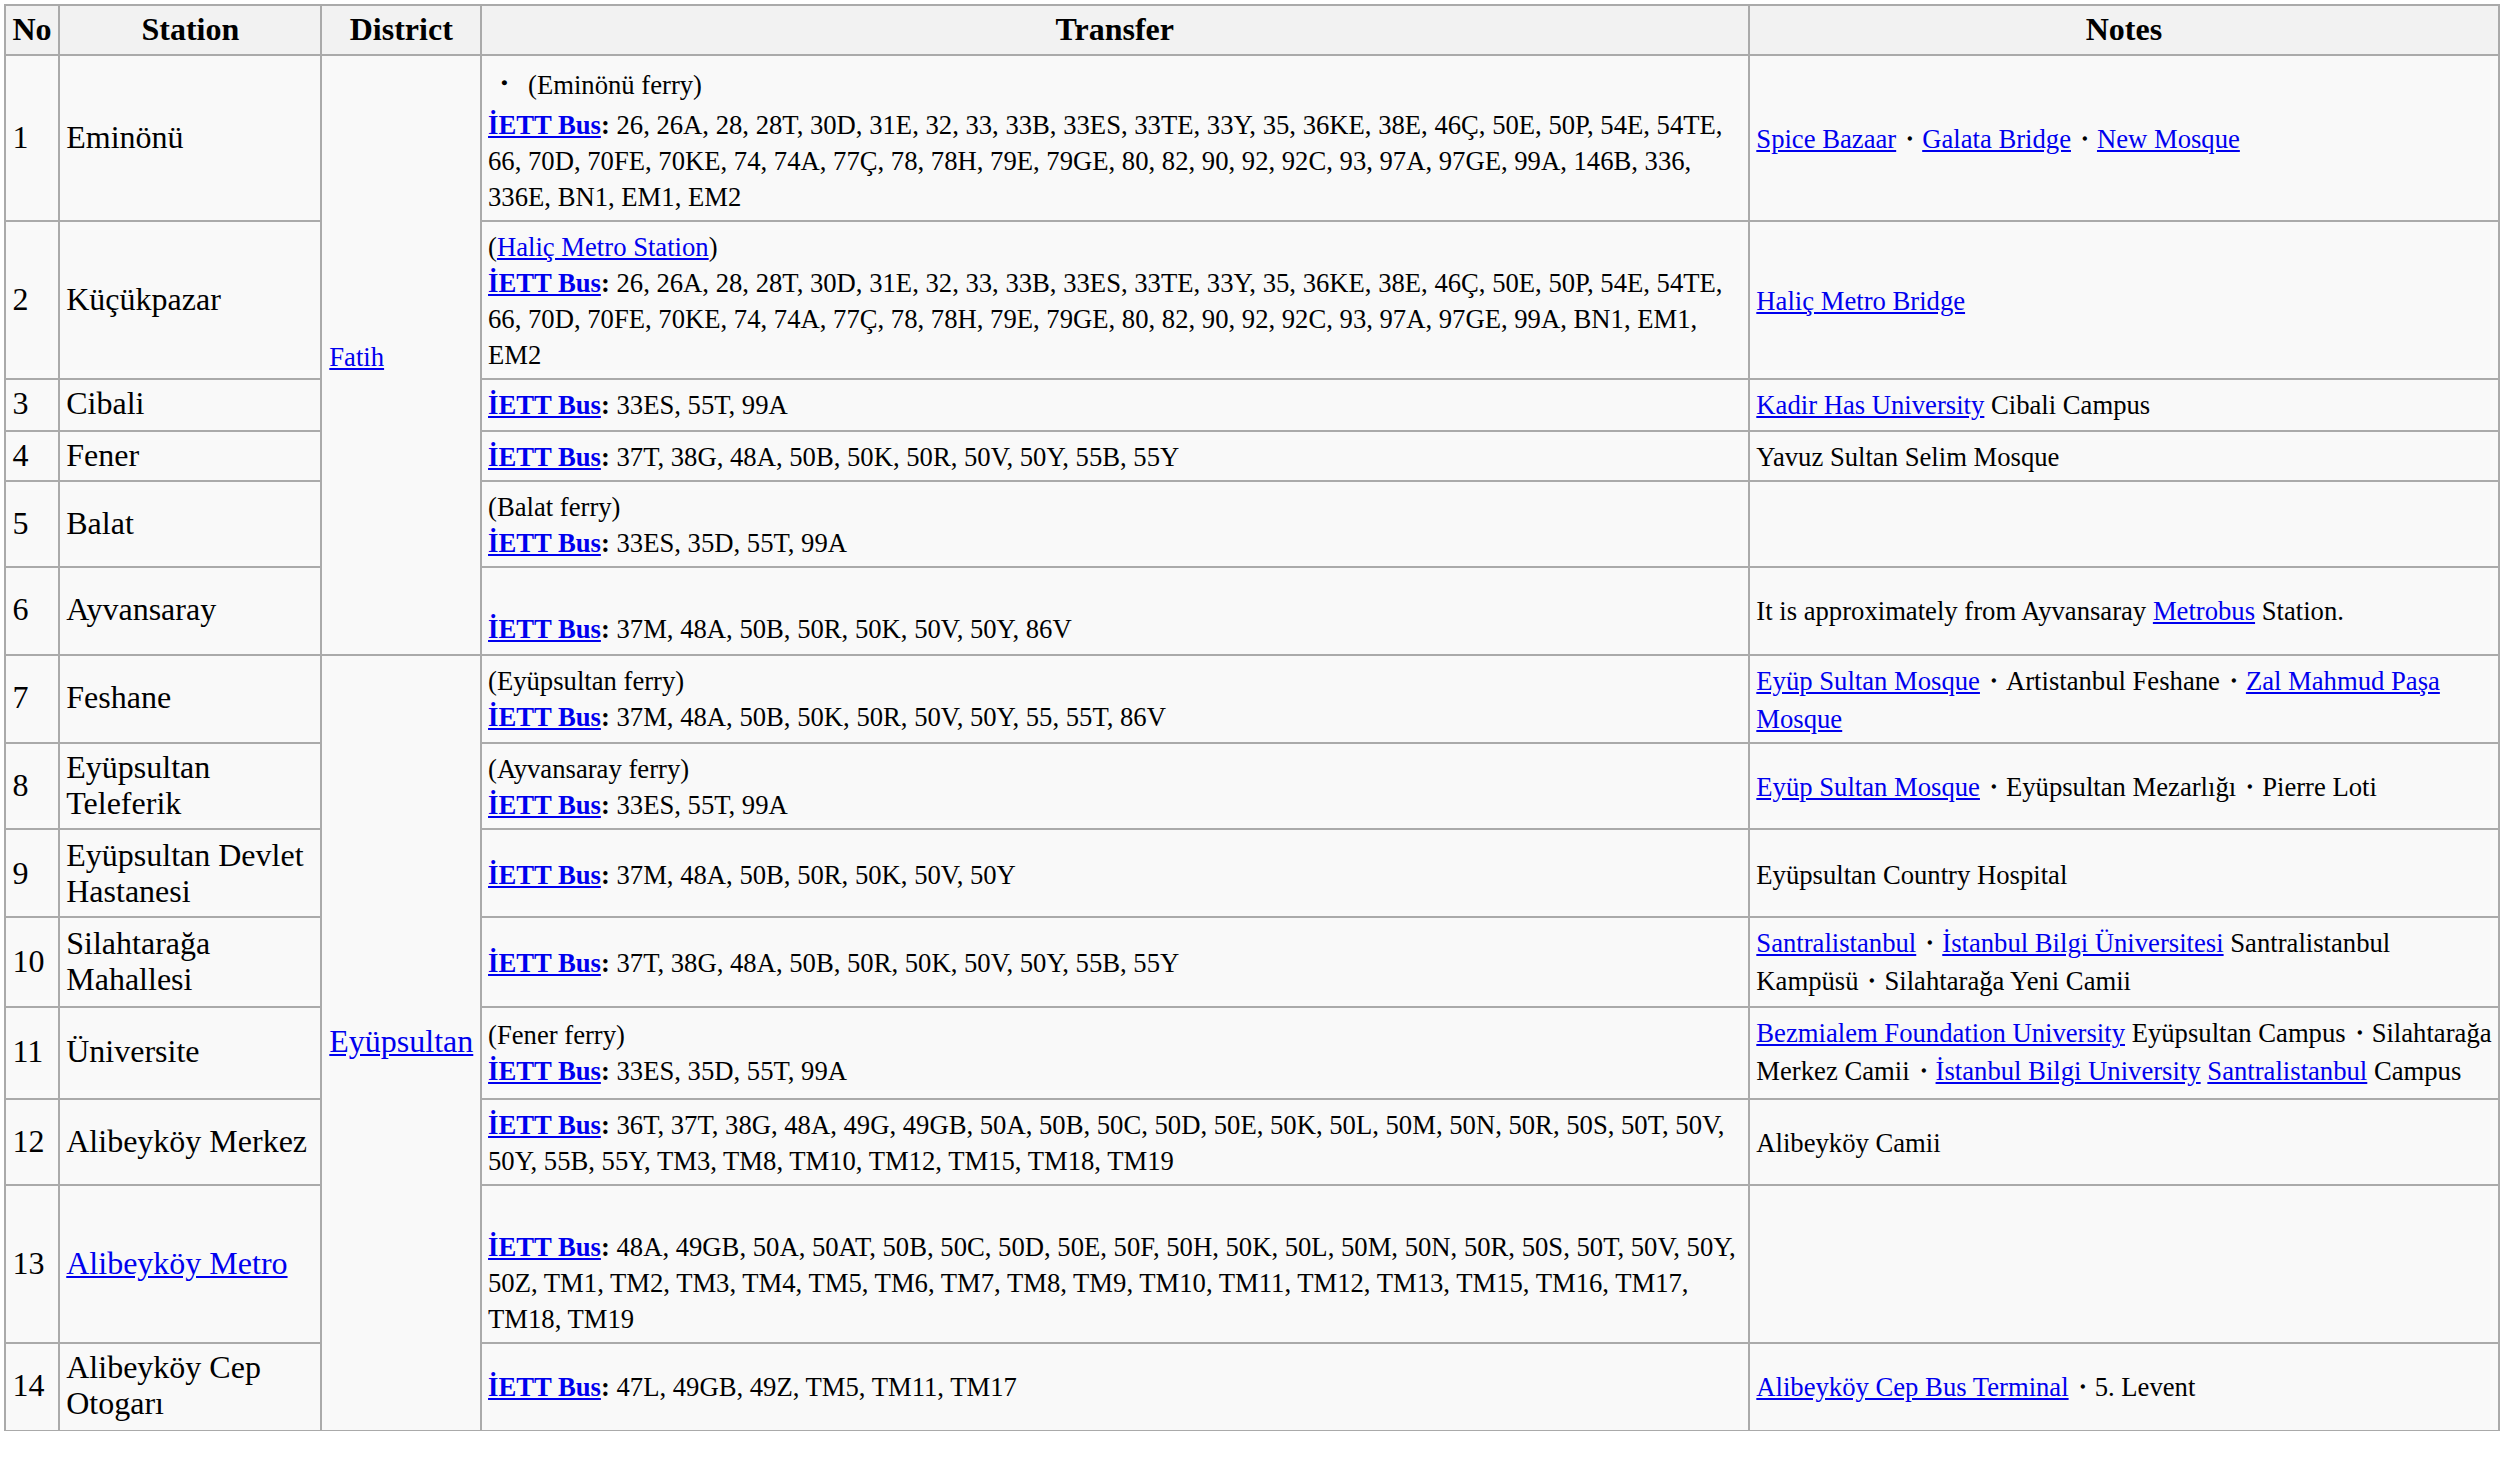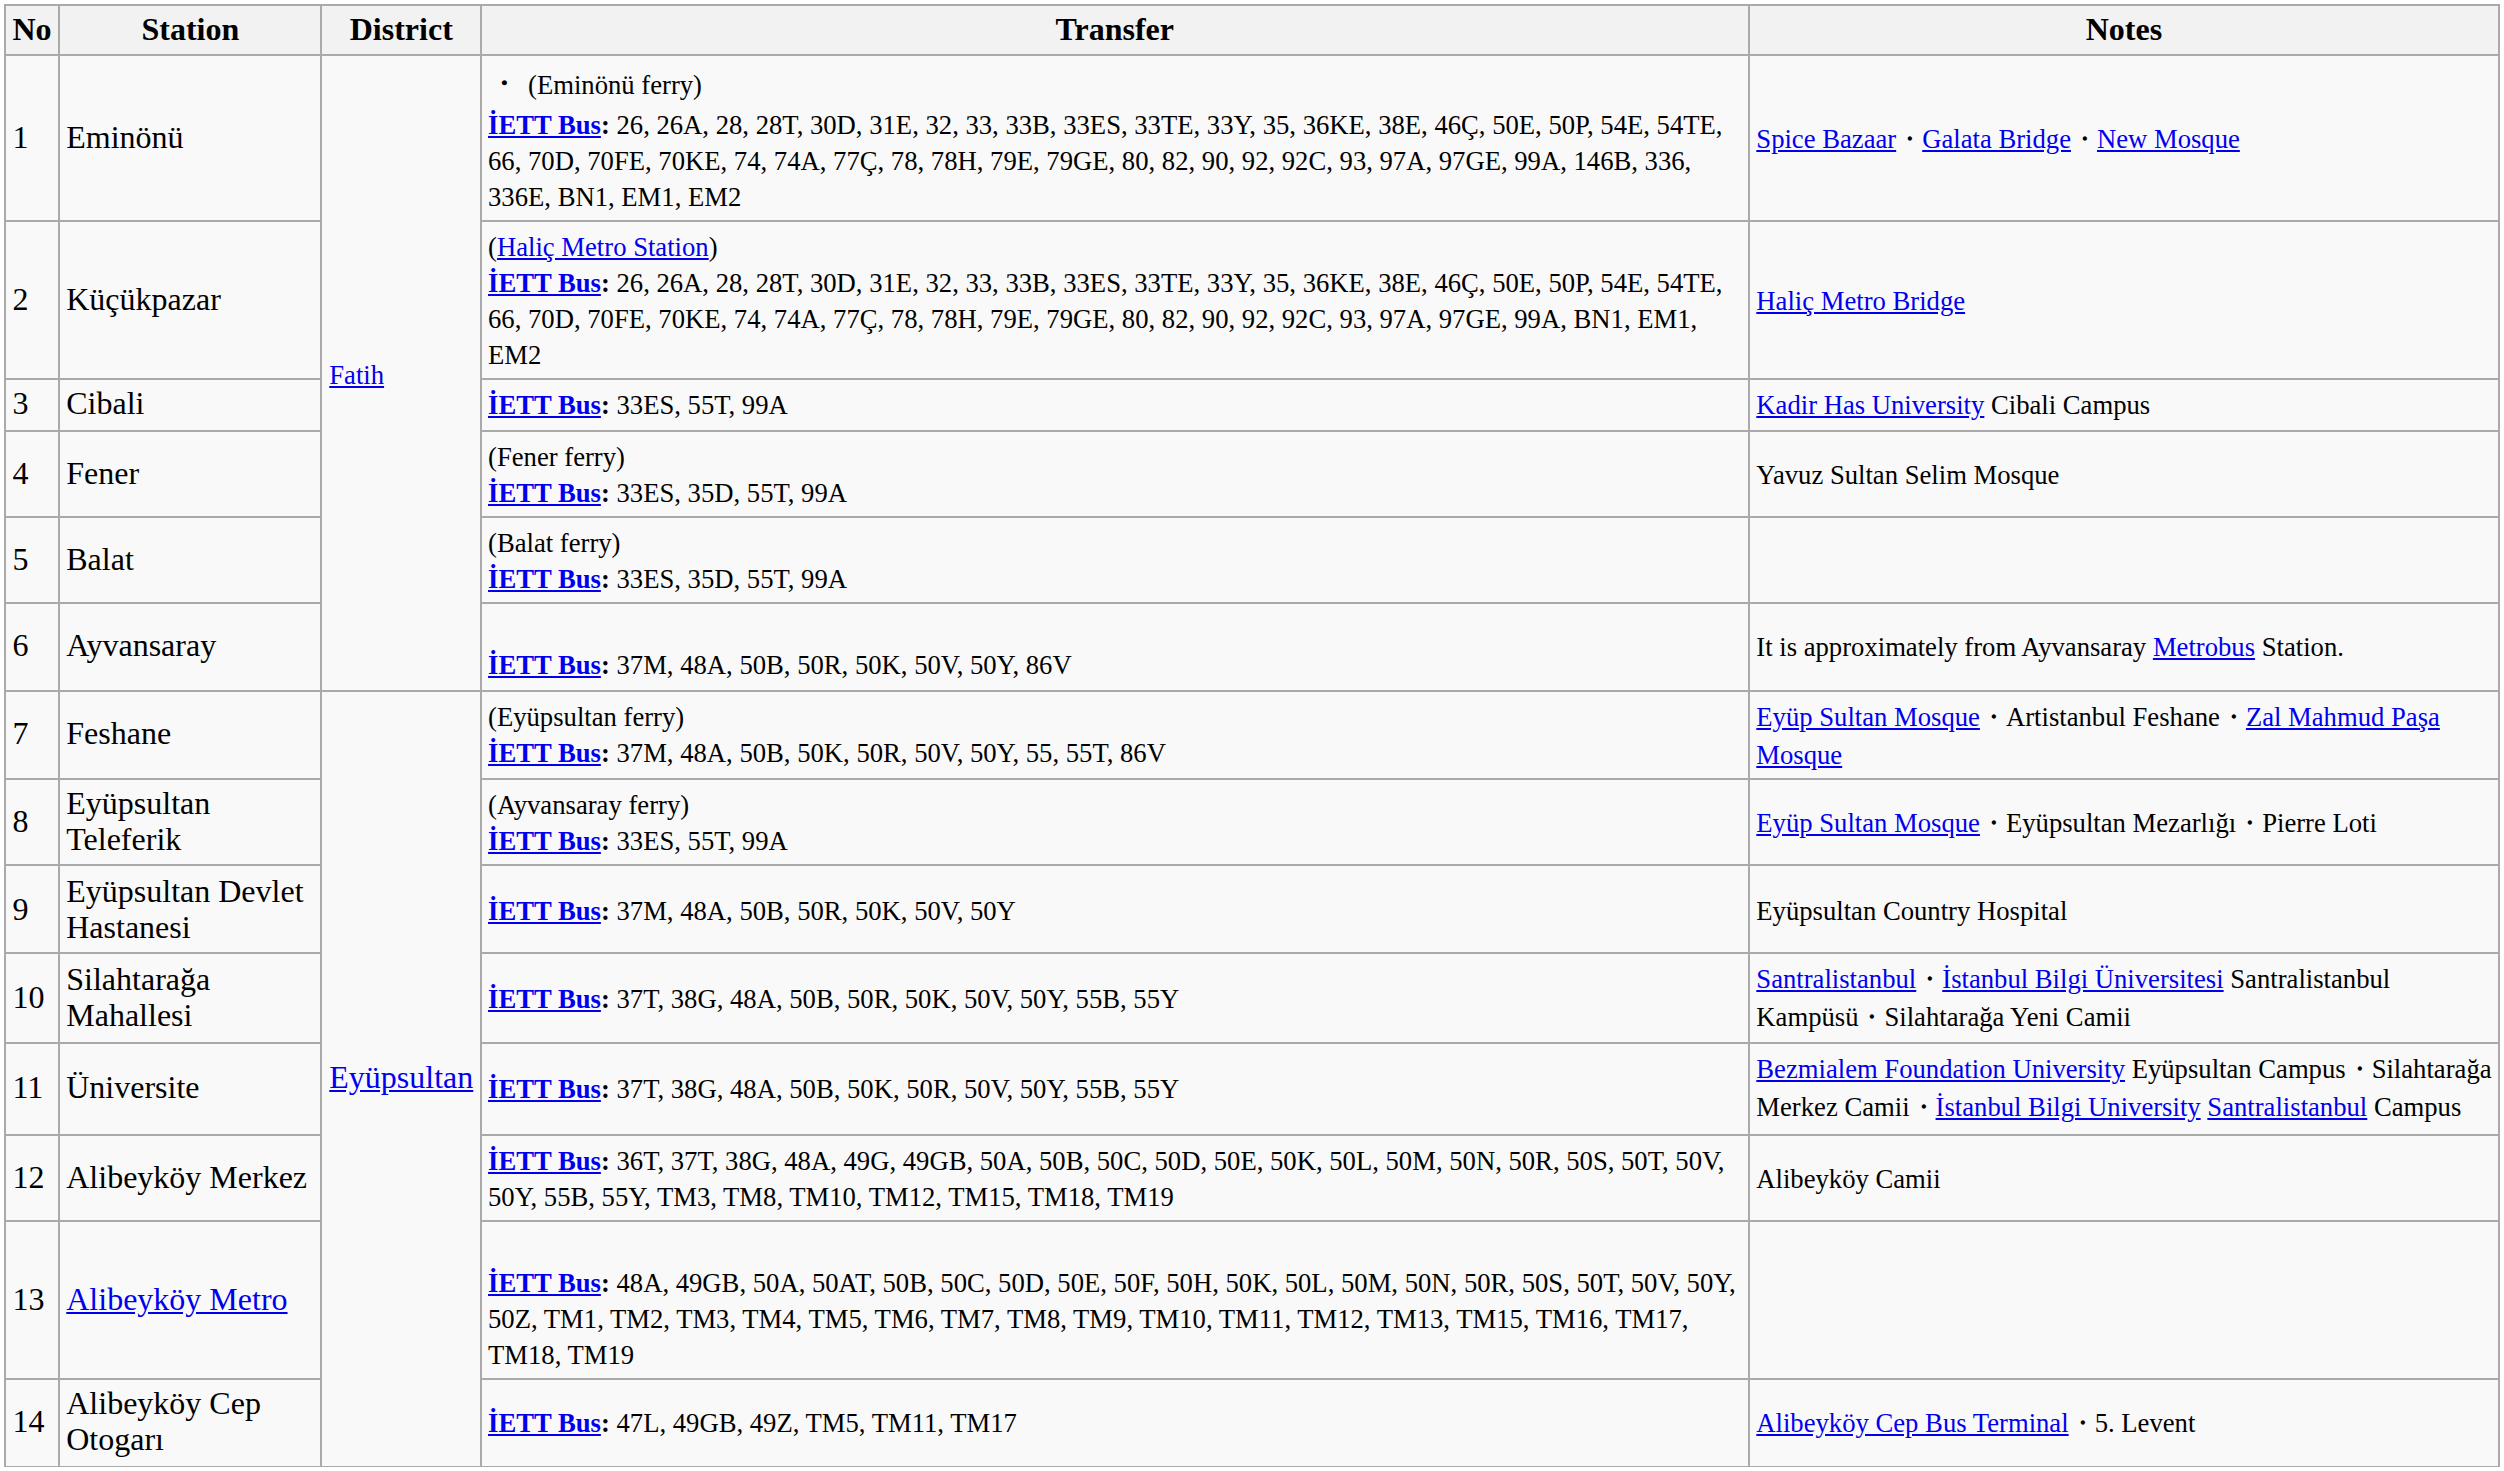(834, 456) İETT Bus: 37T, 38G, 48A, 50B, 50K, 50R, 50V, 50Y, 55B, 55Y -> (668, 474) (Fener ferry) İETT Bus: 33ES, 35D, 55T, 99A
(668, 1054) (Fener ferry) İETT Bus: 33ES, 35D, 55T, 99A -> (834, 1090) İETT Bus: 37T, 38G, 48A, 50B, 50K, 50R, 50V, 50Y, 55B, 55Y
